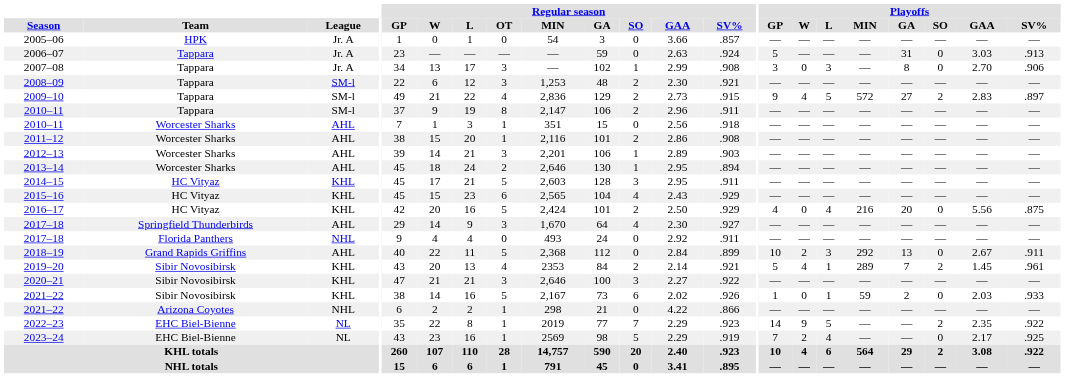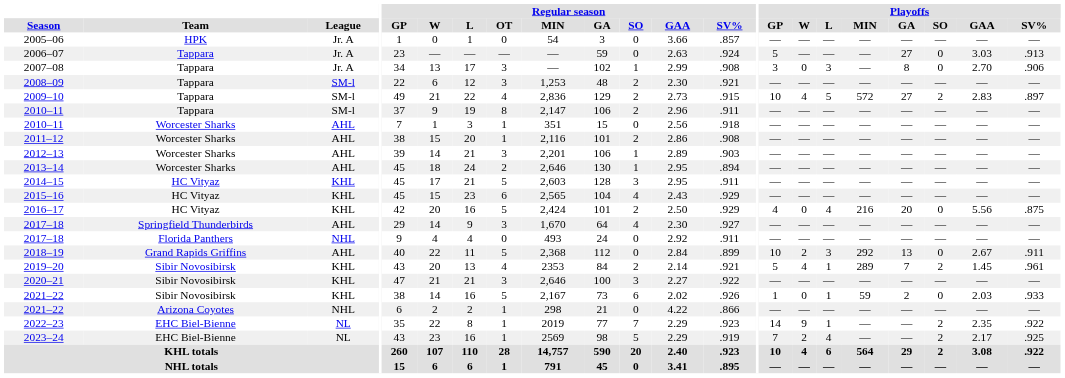(907, 53) 31 -> (907, 53) 27
(775, 96) 9 -> (775, 96) 10
(829, 323) 5 -> (829, 323) 1
(940, 337) 0 -> (940, 337) 2
